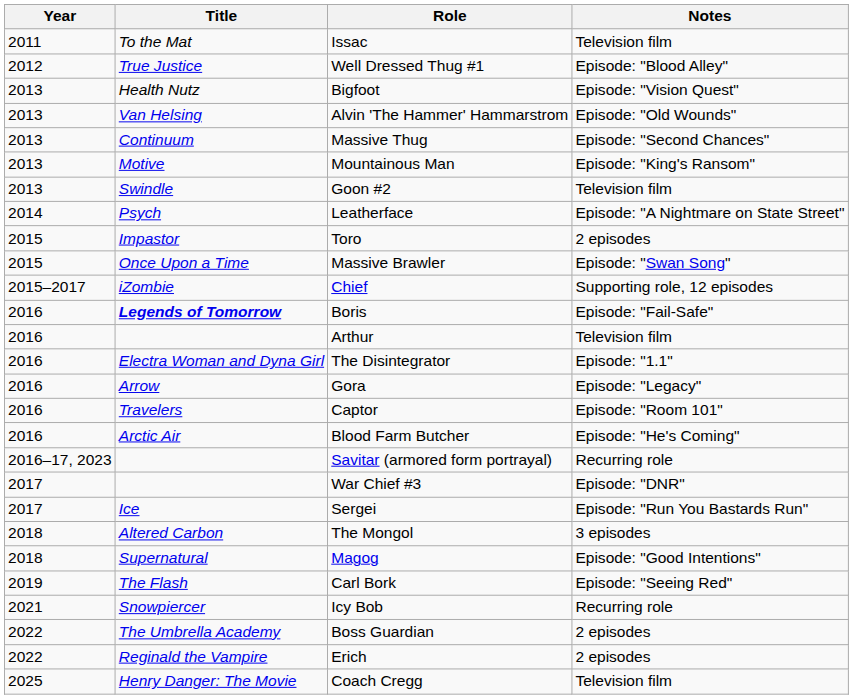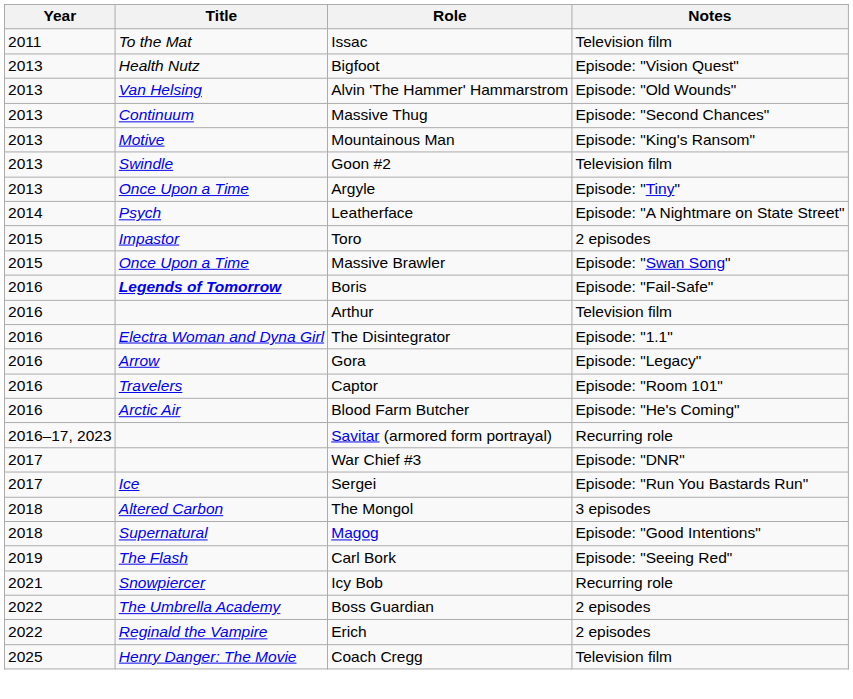- row: (408, 66)
+ row: (353, 189)
- row: (349, 287)
